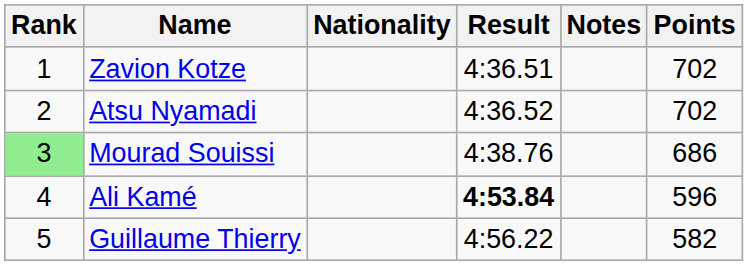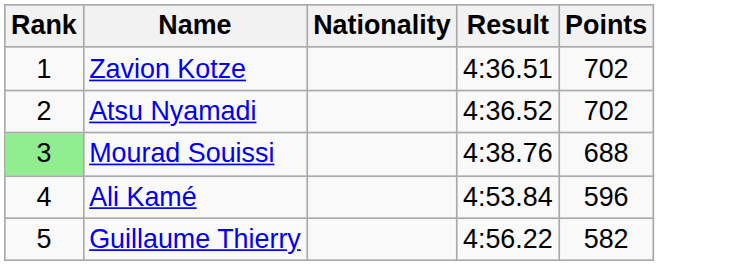- column: (604, 25)
(695, 153) 686 -> (606, 153) 688
(509, 196) bold -> (508, 196) normal
